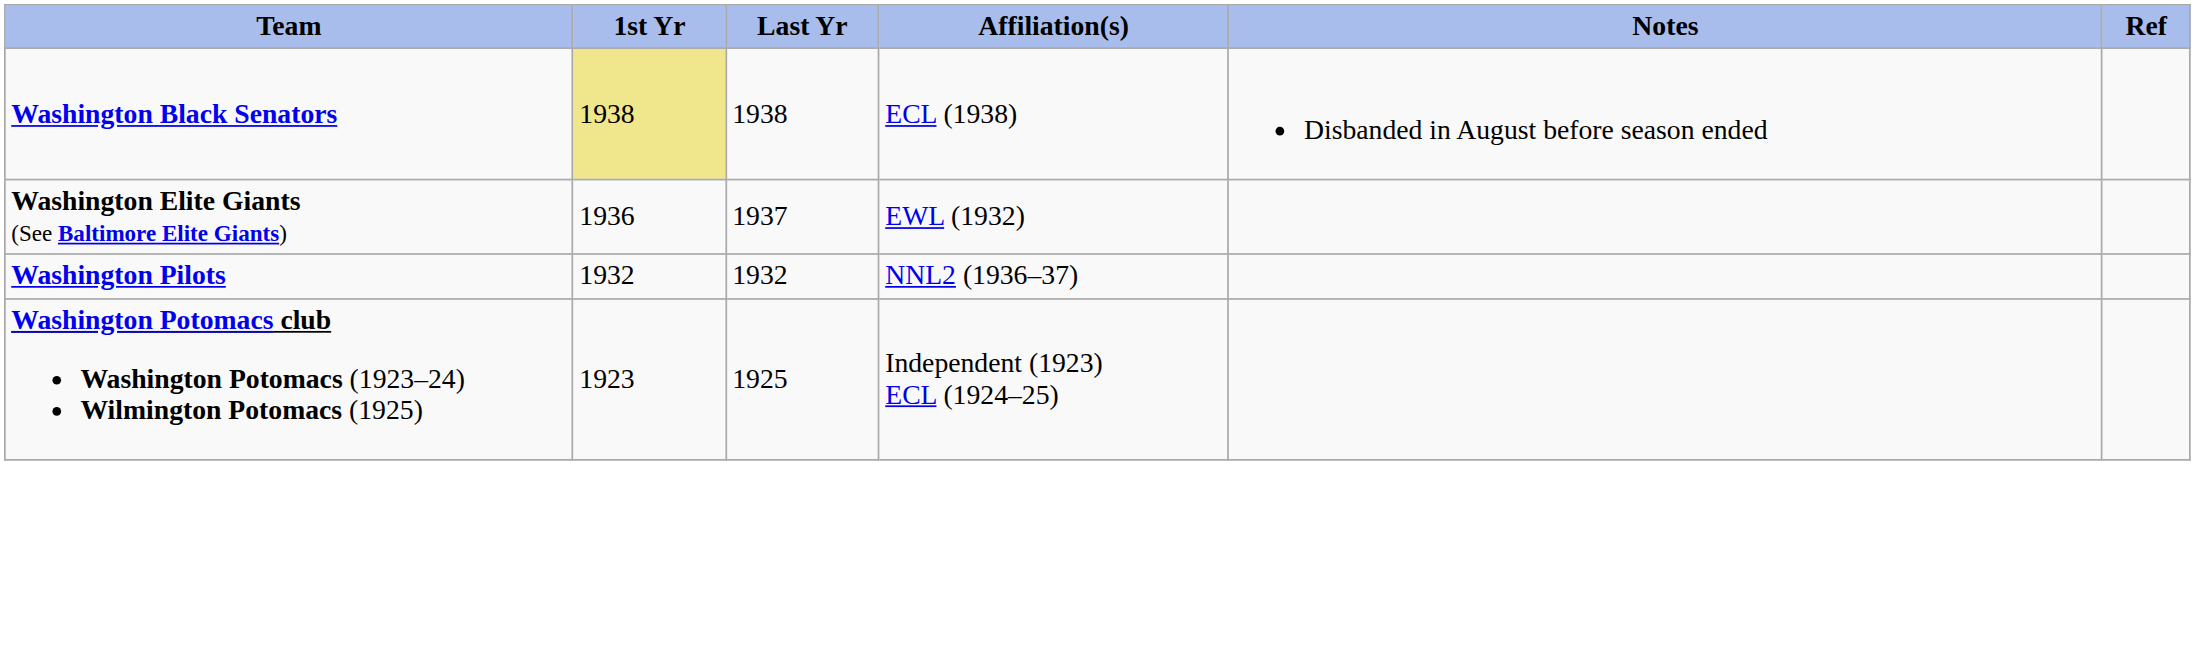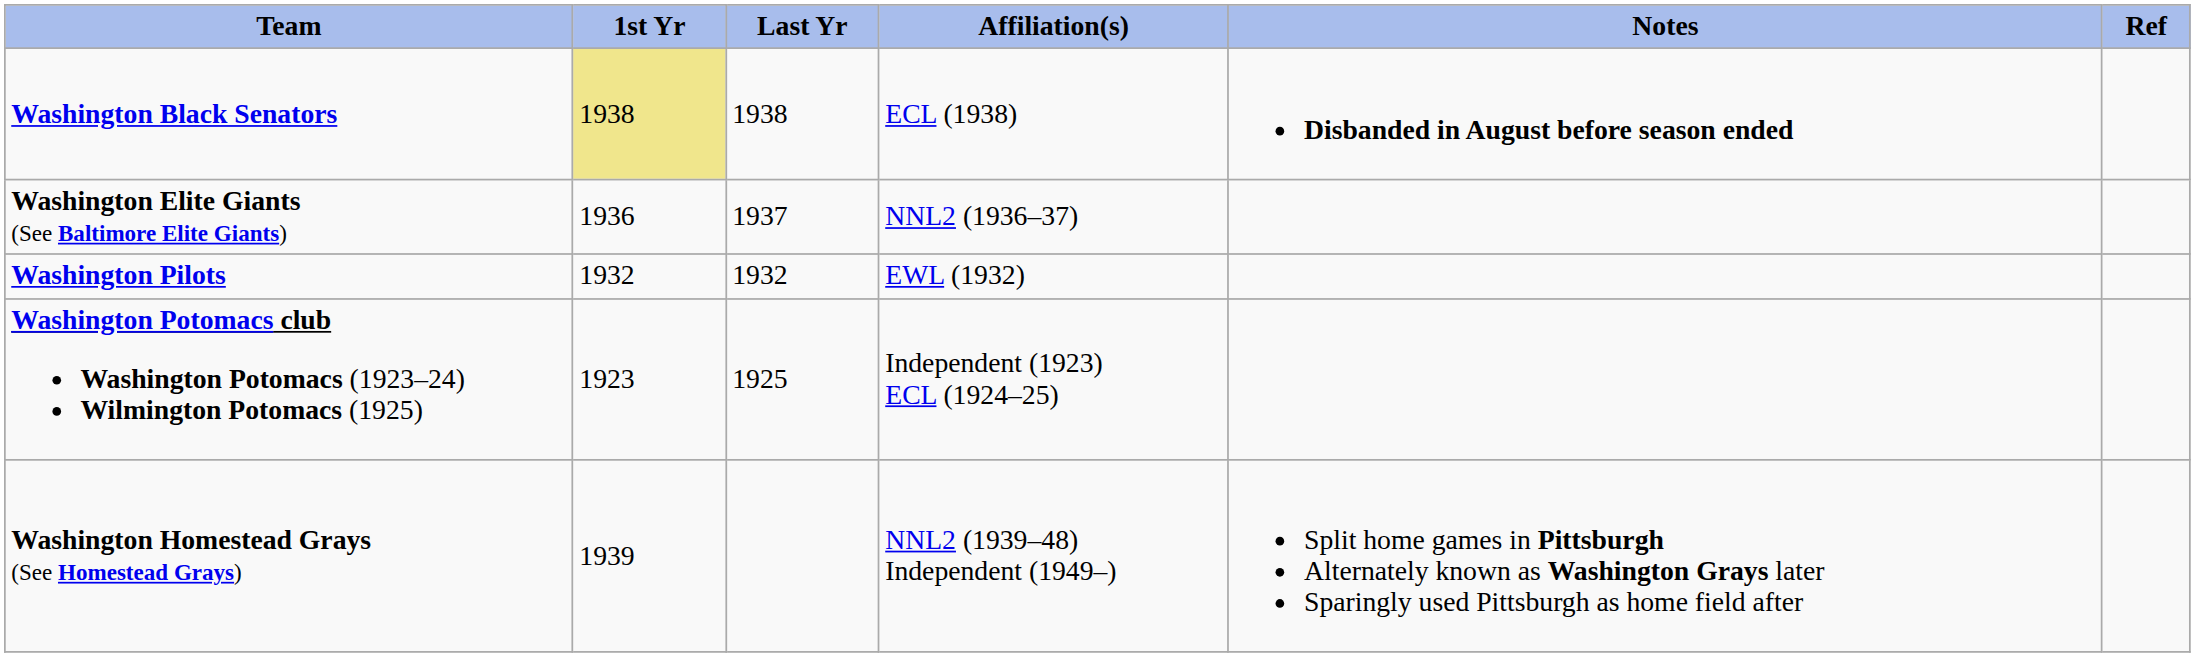(1665, 130) normal -> (1665, 130) bold
(955, 216) EWL (1932) -> (982, 216) NNL2 (1936–37)
(982, 275) NNL2 (1936–37) -> (955, 275) EWL (1932)
+ row: (191, 555)
